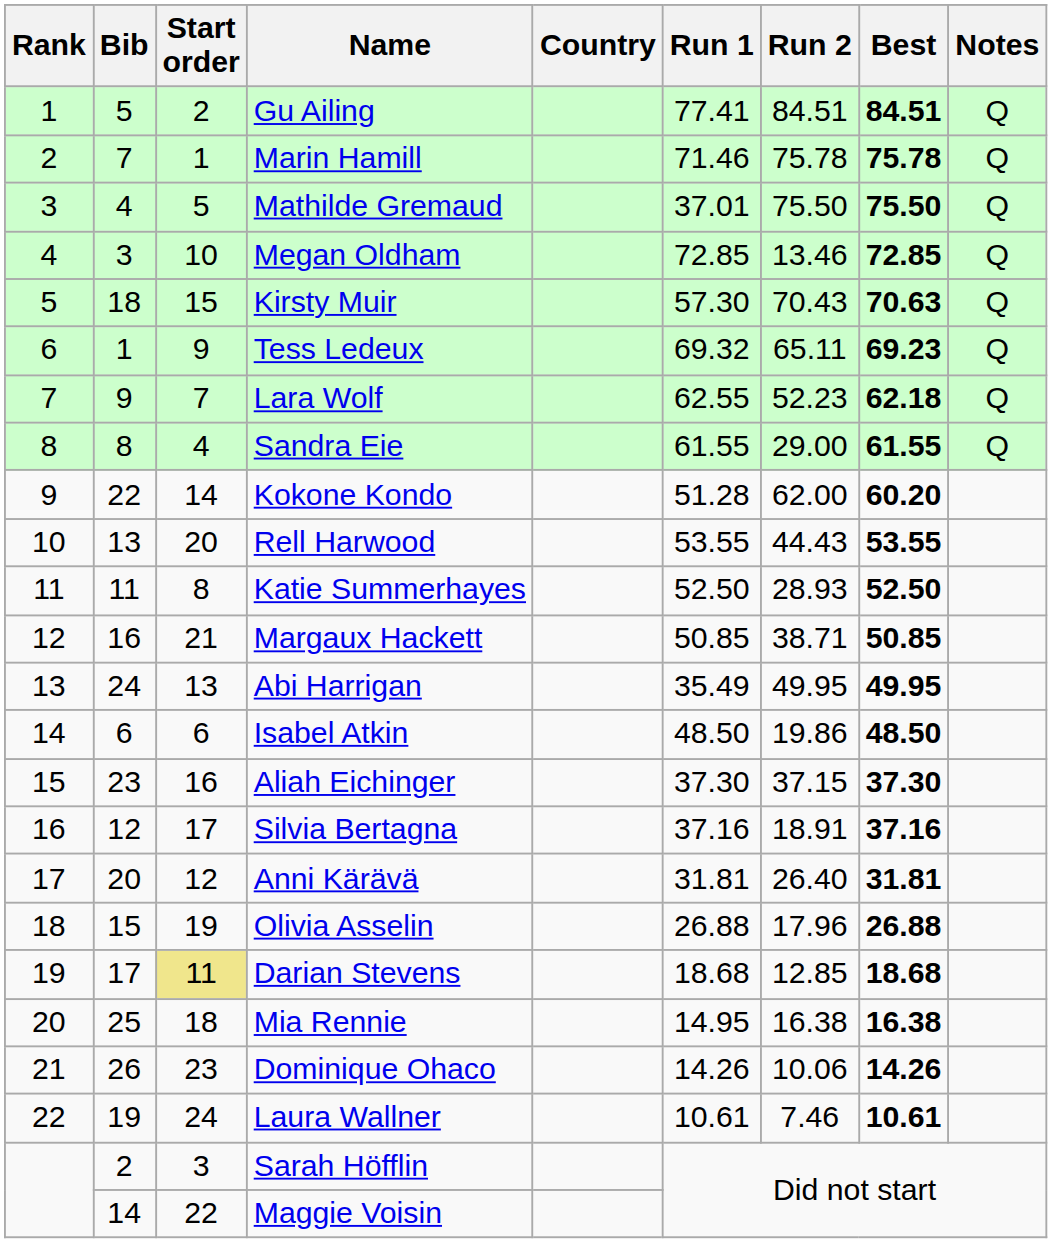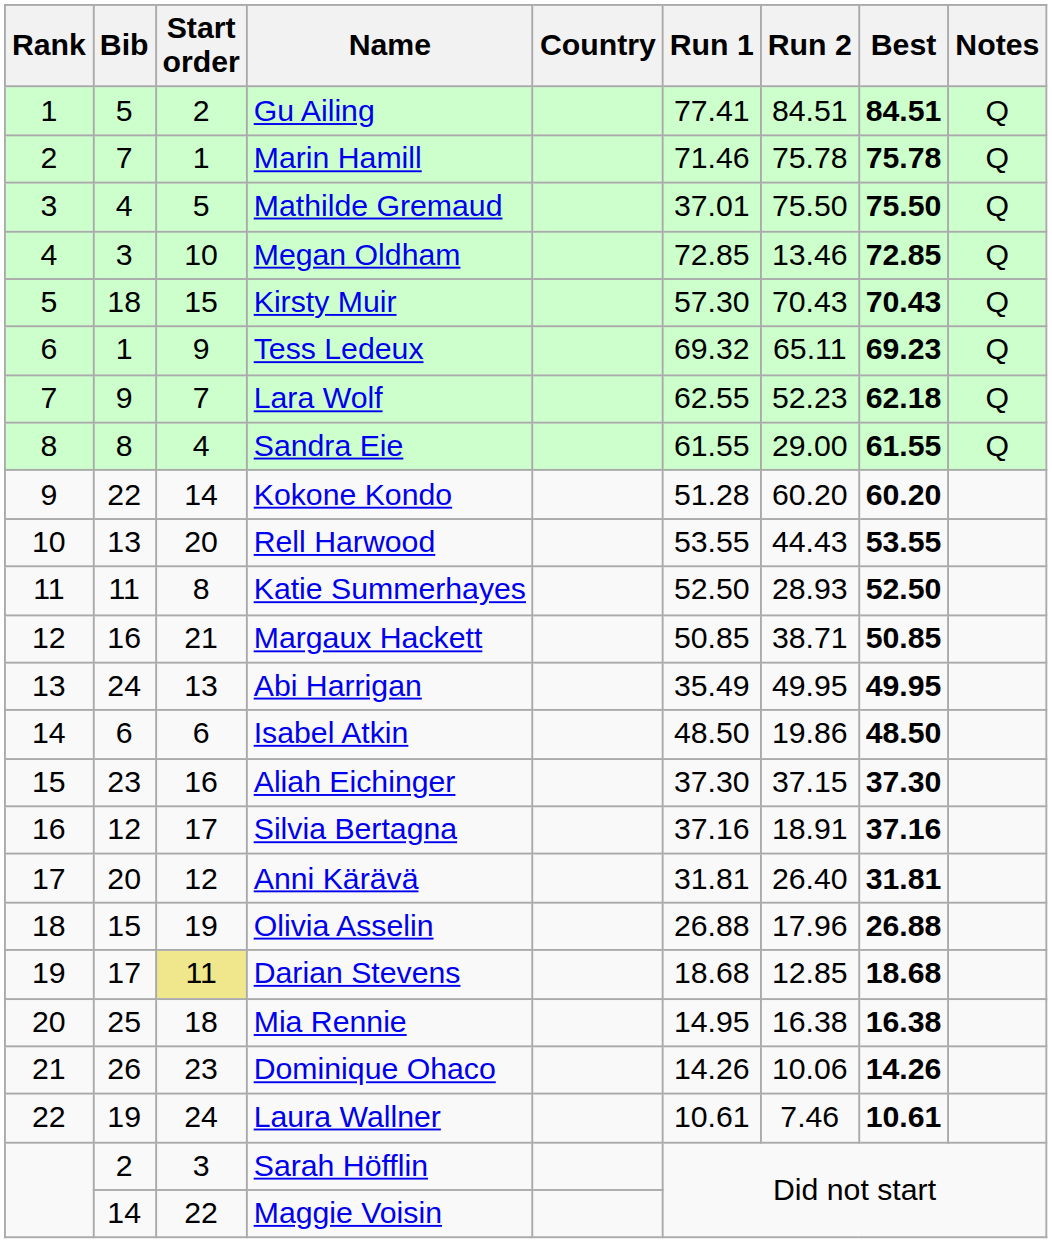(904, 302) 70.63 -> (904, 302) 70.43
(810, 494) 62.00 -> (810, 494) 60.20
